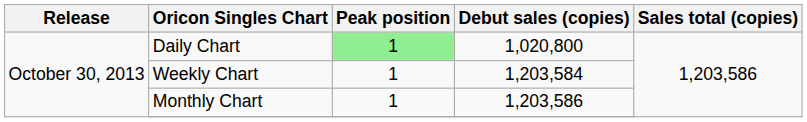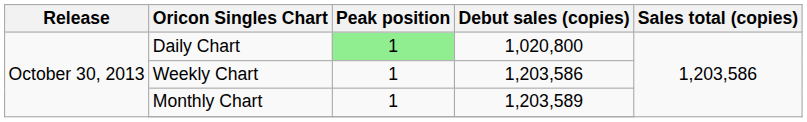(544, 74) 1,203,584 -> (544, 74) 1,203,586
(544, 102) 1,203,586 -> (544, 102) 1,203,589
